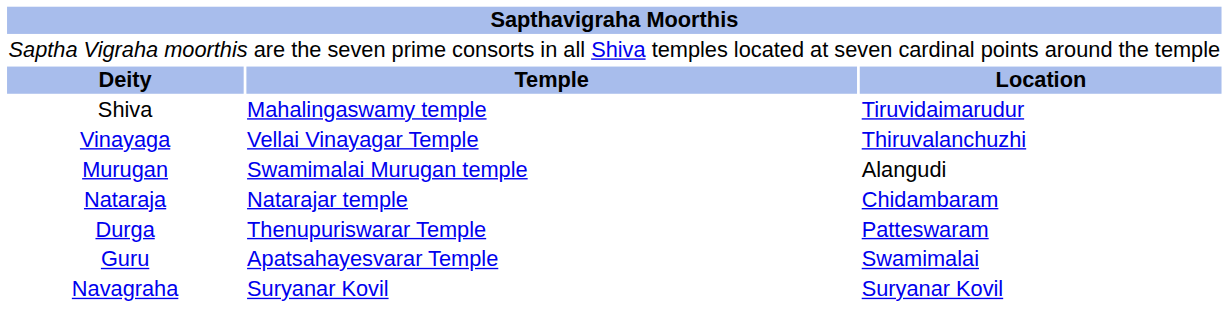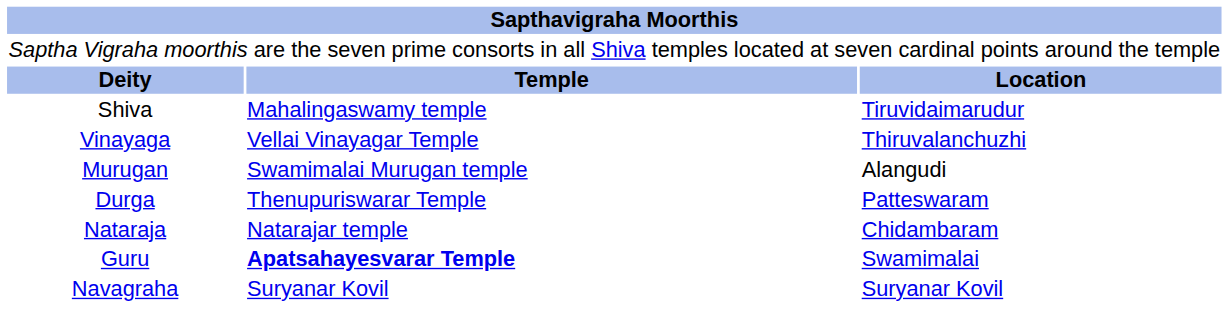rows swapped: (125, 199) <-> (125, 229)
(373, 259) normal -> (381, 259) bold
